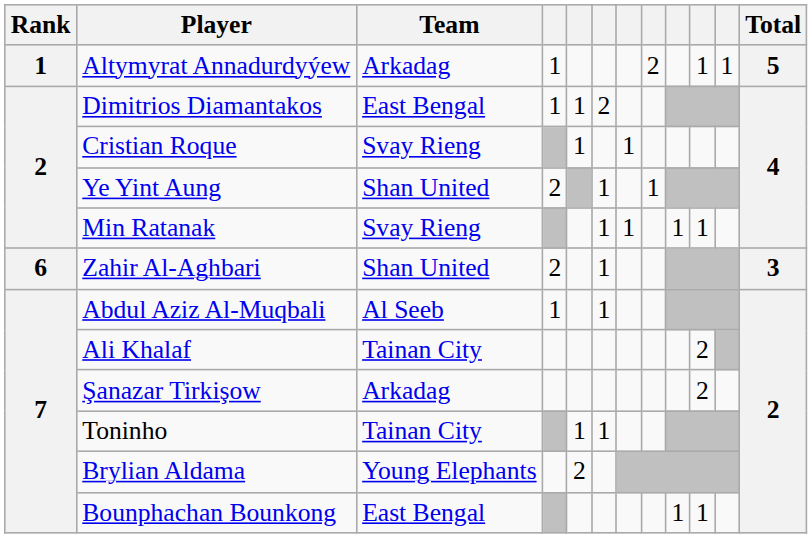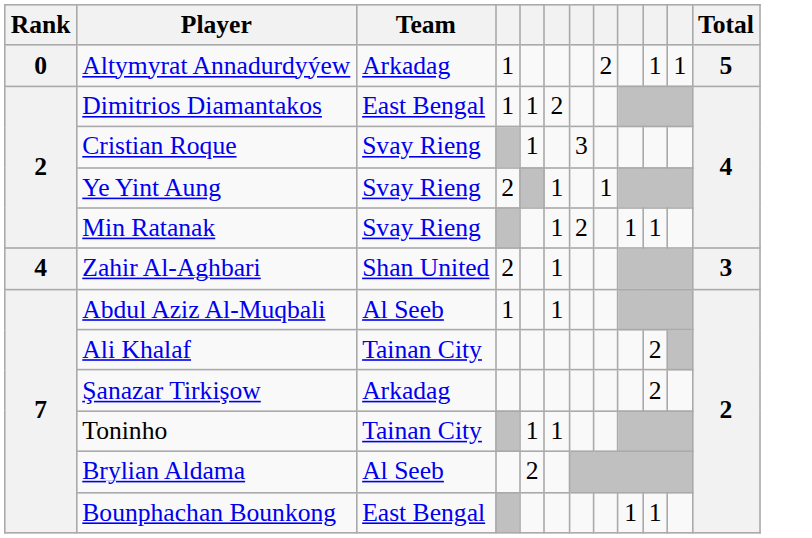(41, 65) 1 -> (41, 65) 0
(629, 146) 1 -> (581, 146) 3
(426, 187) Shan United -> (422, 187) Svay Rieng
(629, 227) 1 -> (581, 227) 2
(41, 268) 6 -> (41, 268) 4
(449, 471) Young Elephants -> (403, 471) Al Seeb
